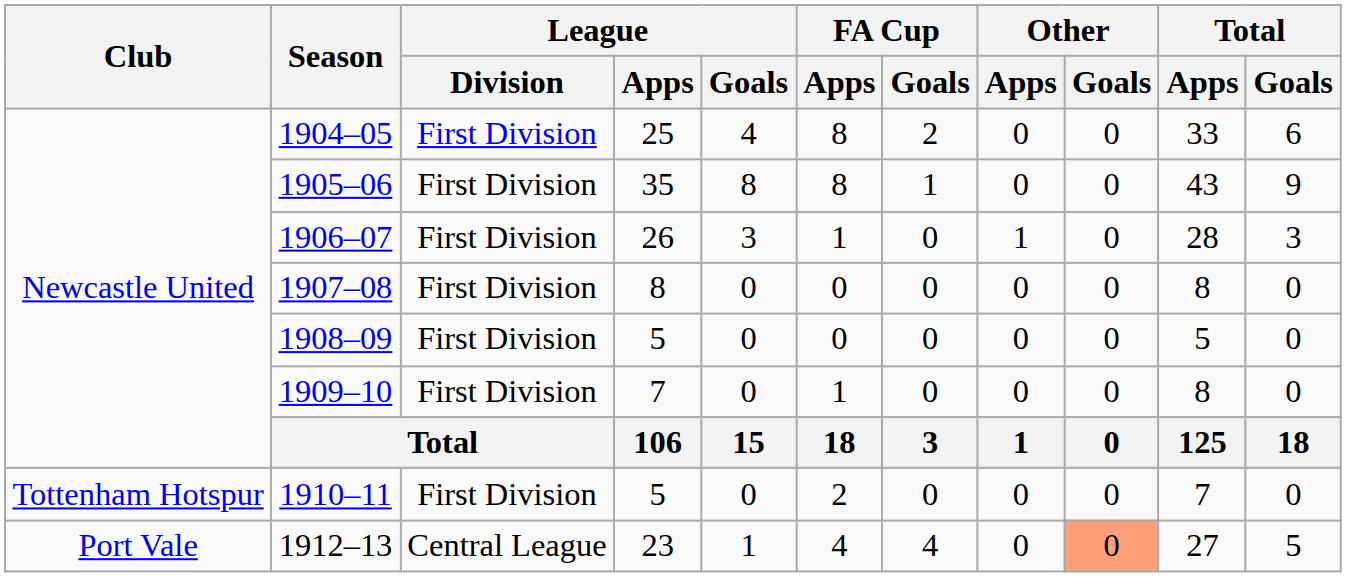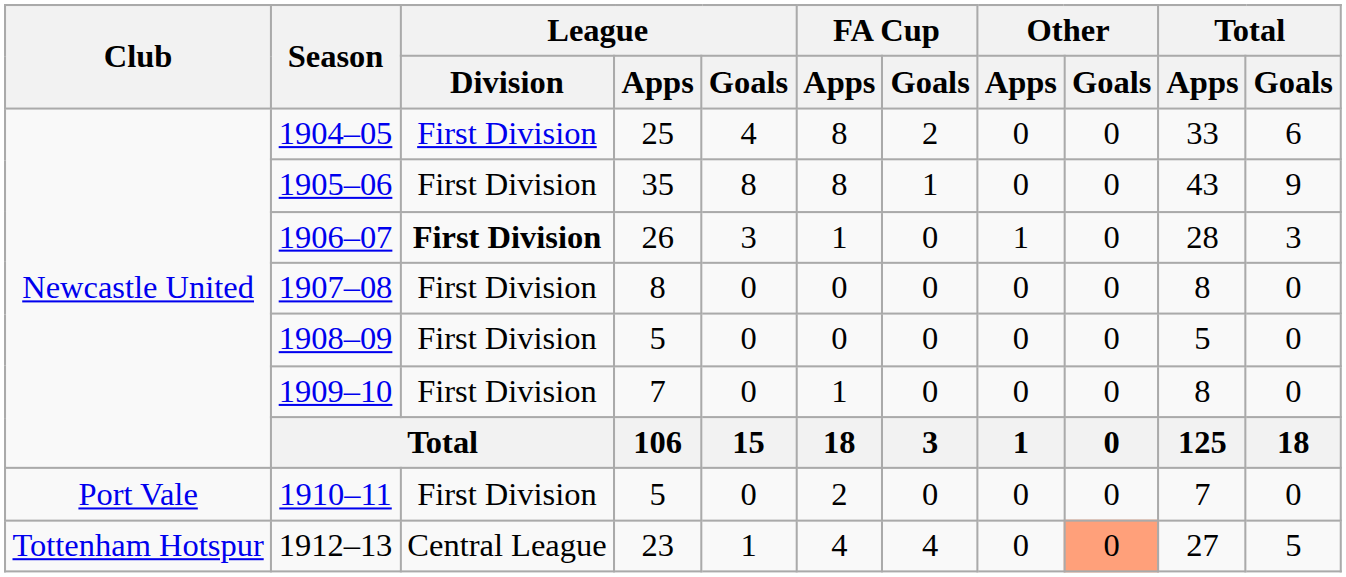(507, 236) normal -> (507, 236) bold
(138, 493) Tottenham Hotspur -> (138, 493) Port Vale
(138, 545) Port Vale -> (138, 545) Tottenham Hotspur
